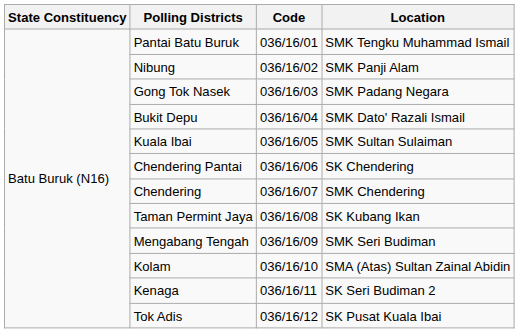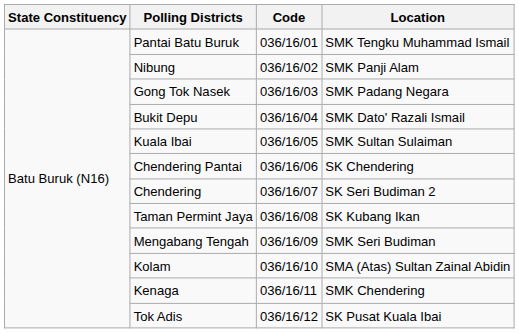(375, 191) SMK Chendering -> (380, 191) SK Seri Budiman 2
(380, 291) SK Seri Budiman 2 -> (375, 291) SMK Chendering
